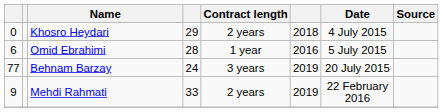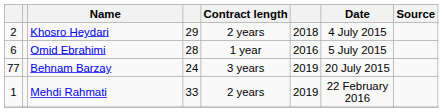(13, 32) 0 -> (13, 32) 2
(13, 92) 9 -> (13, 92) 1
